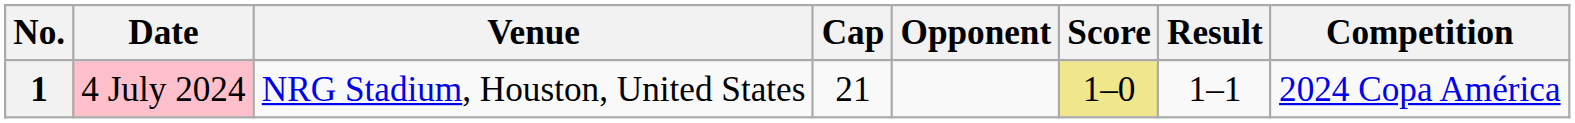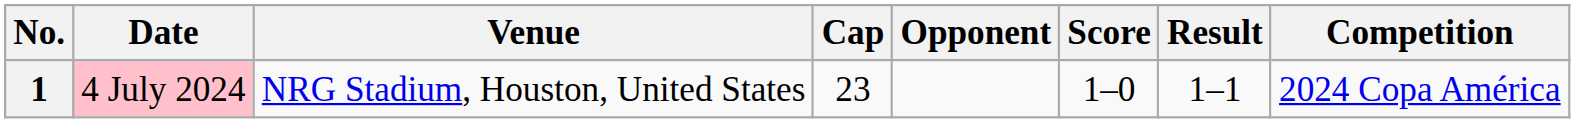(853, 88) 21 -> (853, 88) 23
(1109, 88) khaki background -> (1109, 88) no background
